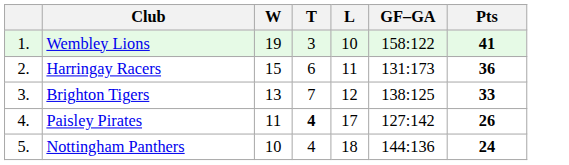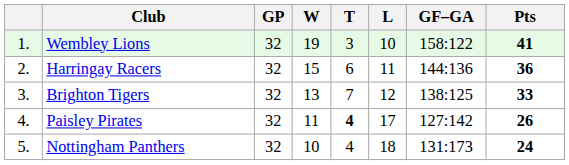+ column: (273, 17)
(408, 69) 131:173 -> (446, 69) 144:136
(408, 146) 144:136 -> (446, 146) 131:173
